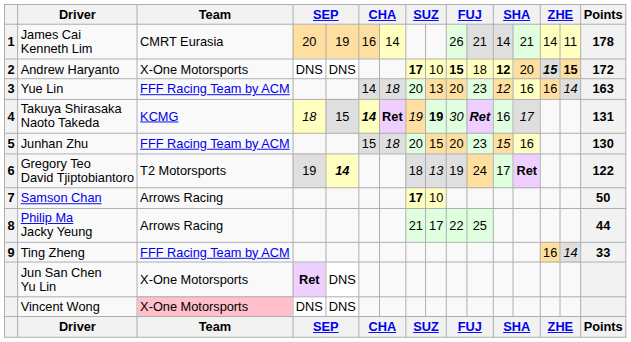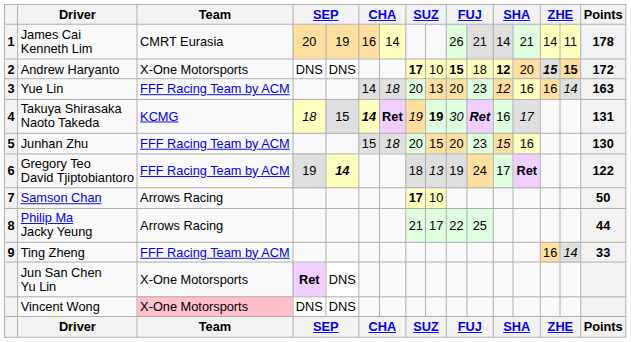(183, 170) T2 Motorsports -> (215, 170) FFF Racing Team by ACM
